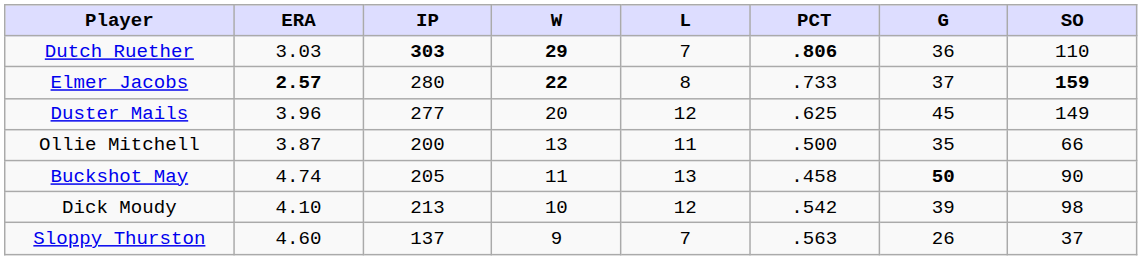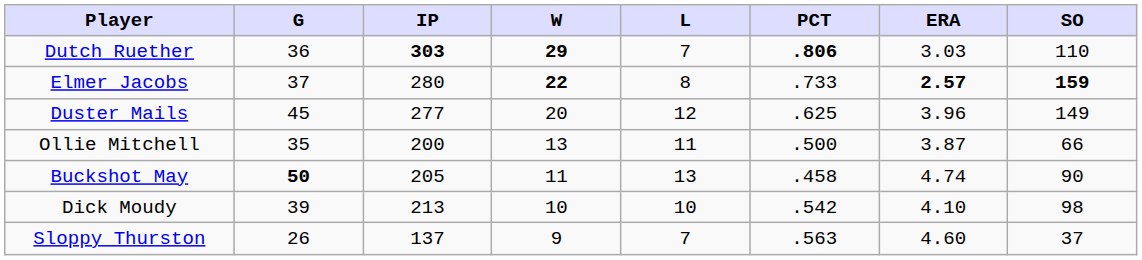columns swapped: (943, 20) <-> (298, 20)
(685, 207) 12 -> (685, 207) 10
